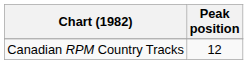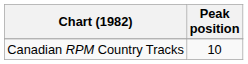(215, 49) 12 -> (215, 49) 10
